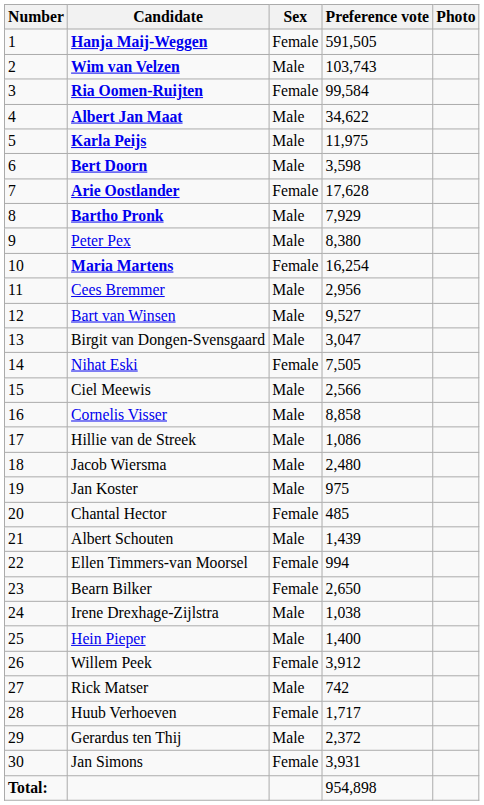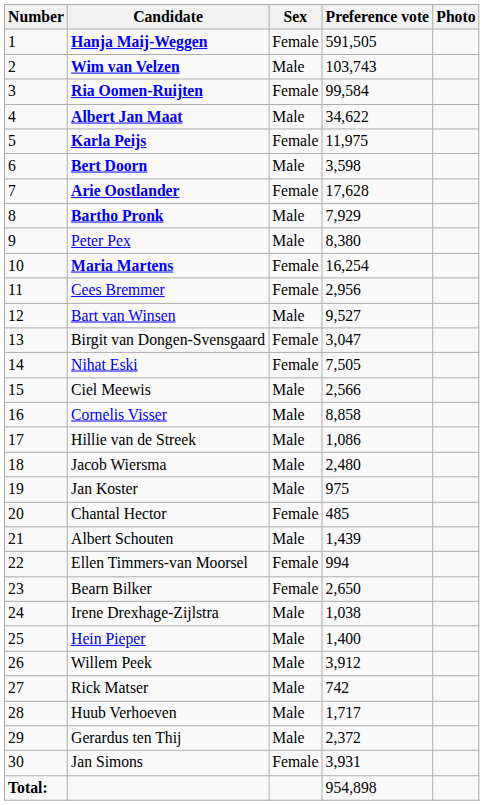(288, 141) Male -> (295, 141) Female
(288, 290) Male -> (295, 290) Female
(288, 340) Male -> (295, 340) Female
(295, 663) Female -> (288, 663) Male
(295, 713) Female -> (288, 713) Male
